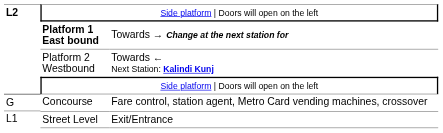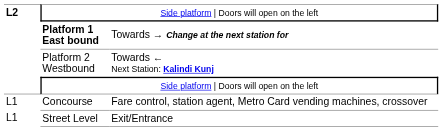(10, 102) G -> (12, 102) L1
